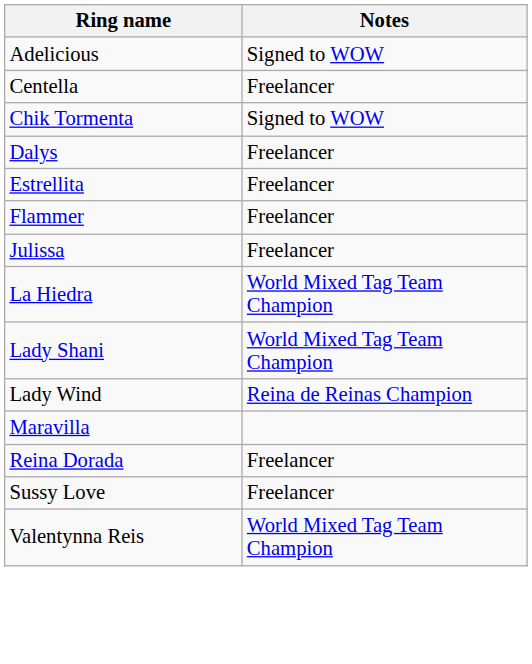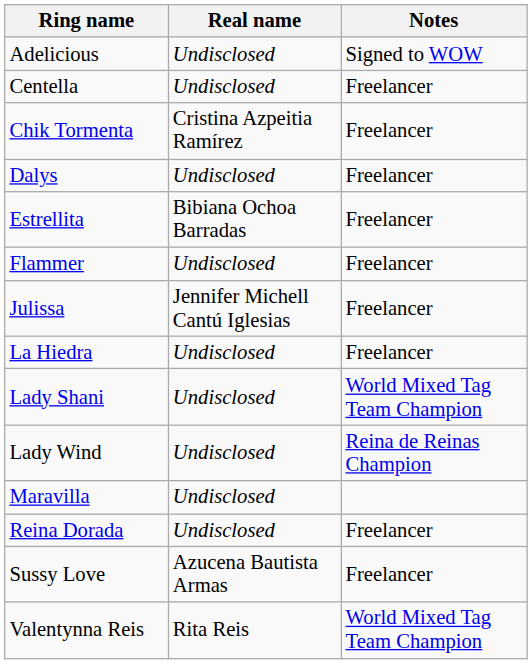+ column: (254, 20)
(315, 119) Signed to WOW -> (389, 130) Freelancer
(345, 294) World Mixed Tag Team Champion -> (389, 352) Freelancer
